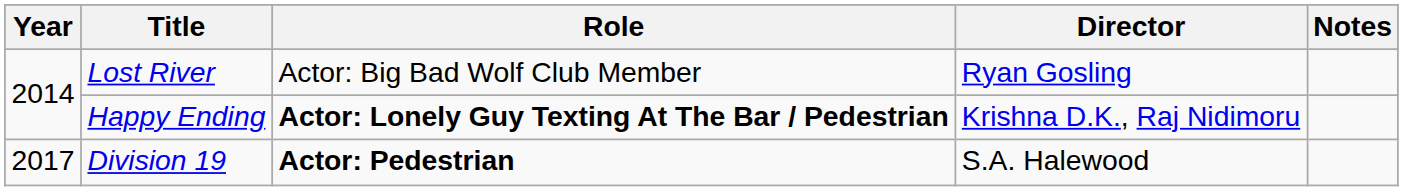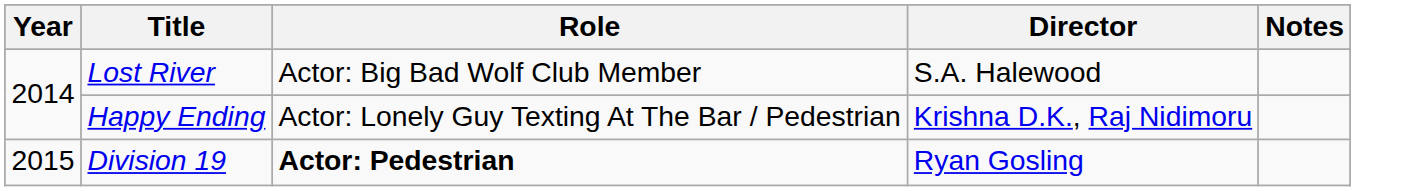(1047, 71) Ryan Gosling -> (1008, 71) S.A. Halewood
(614, 116) bold -> (590, 116) normal
(43, 161) 2017 -> (43, 161) 2015
(1056, 161) S.A. Halewood -> (999, 161) Ryan Gosling
